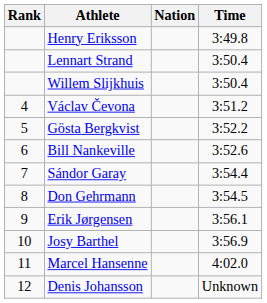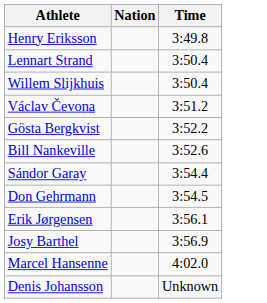- column: (24, 15)
